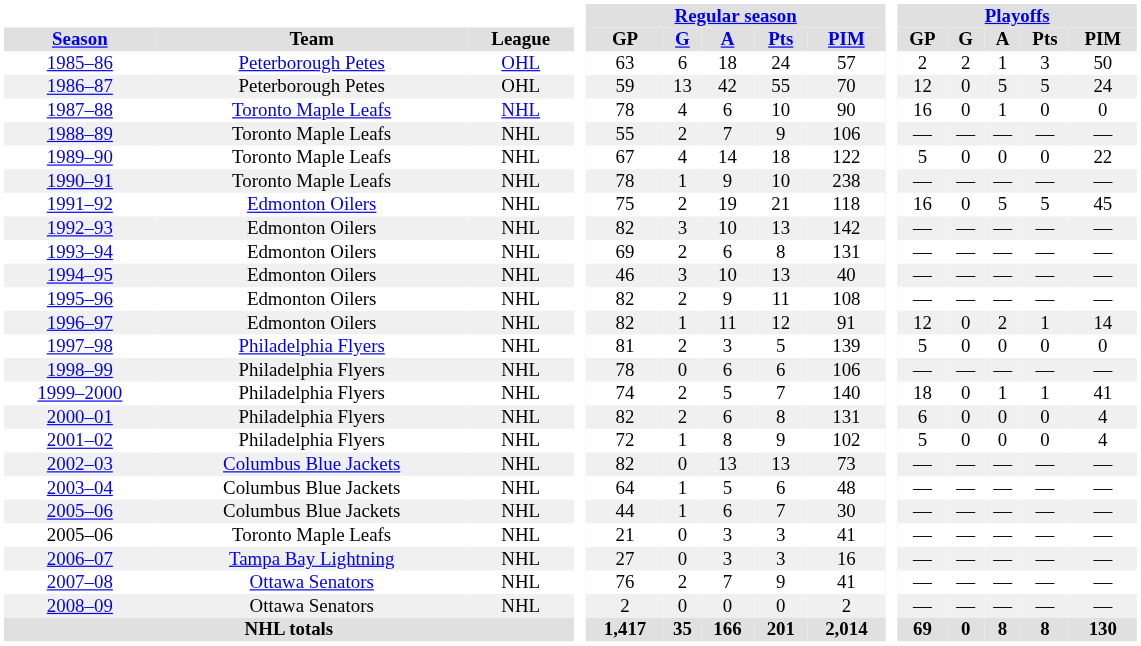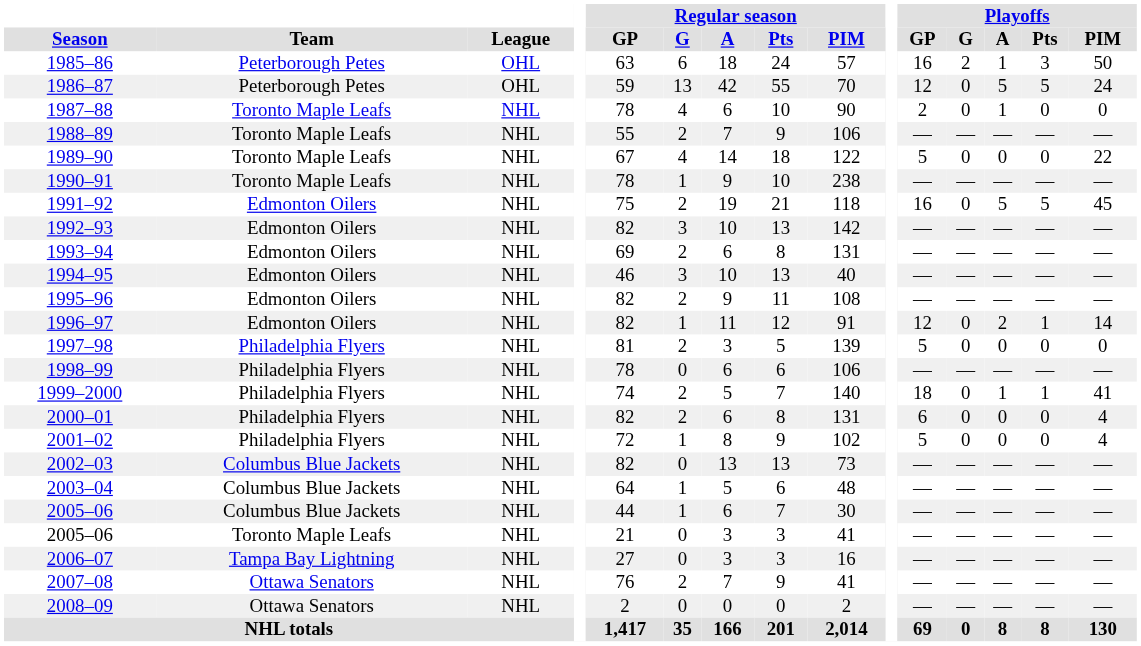(922, 62) 2 -> (922, 62) 16
(922, 110) 16 -> (922, 110) 2
